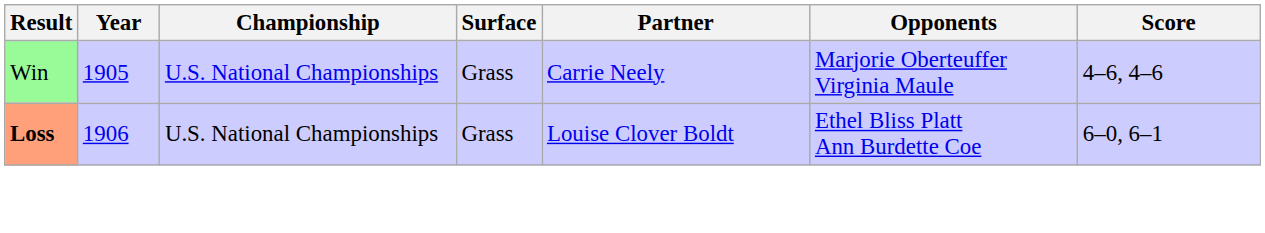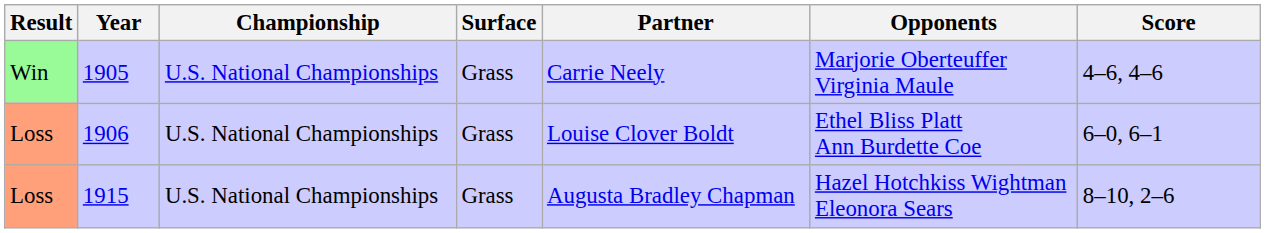(32, 133) bold -> (32, 133) normal
+ row: (106, 195)
